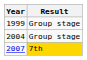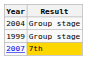rows swapped: (16, 23) <-> (16, 36)
